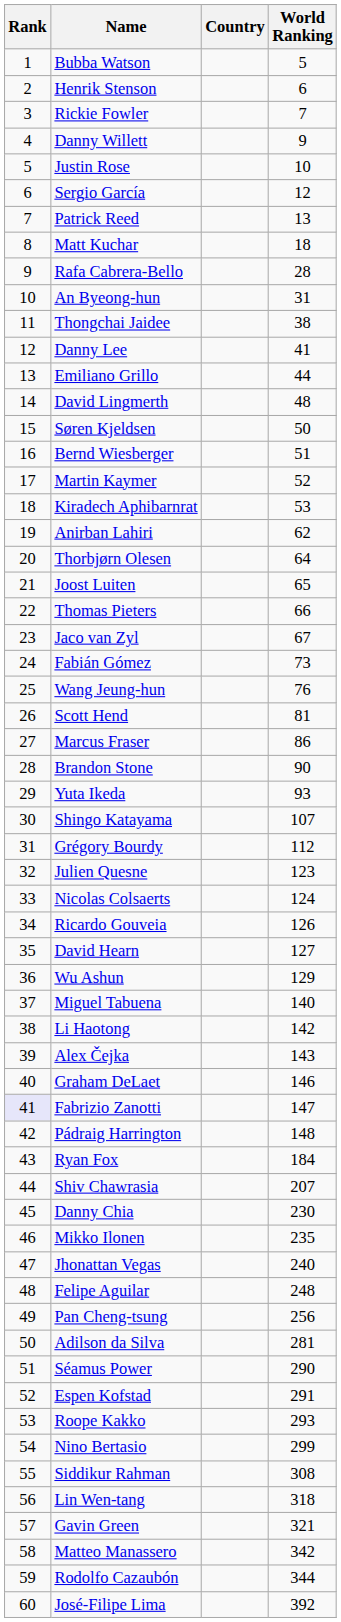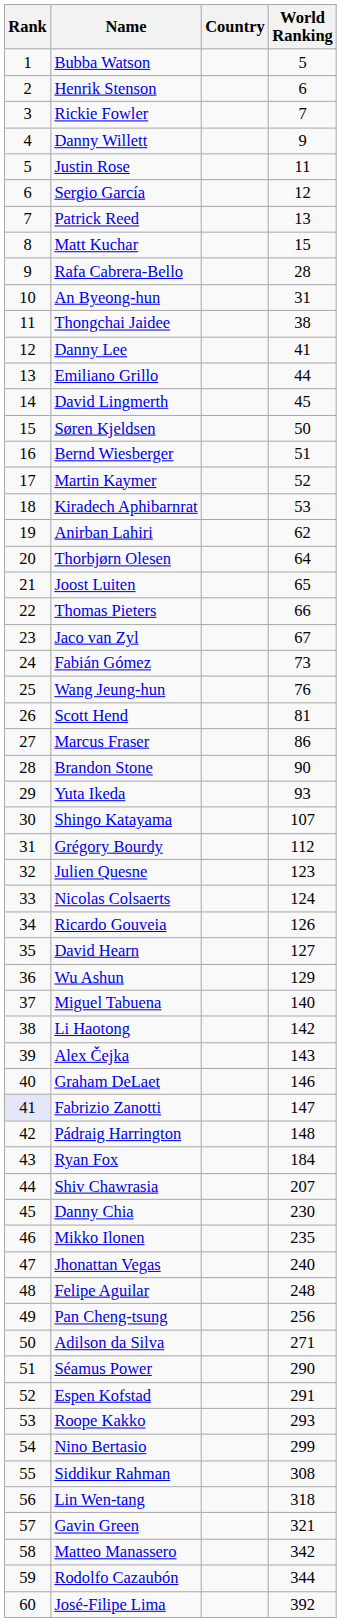(303, 166) 10 -> (303, 166) 11
(303, 245) 18 -> (303, 245) 15
(303, 402) 48 -> (303, 402) 45
(303, 1342) 281 -> (303, 1342) 271
